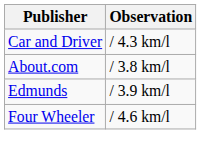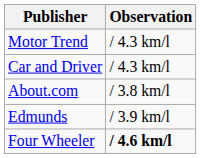+ row: (48, 41)
(140, 116) normal -> (141, 141) bold
